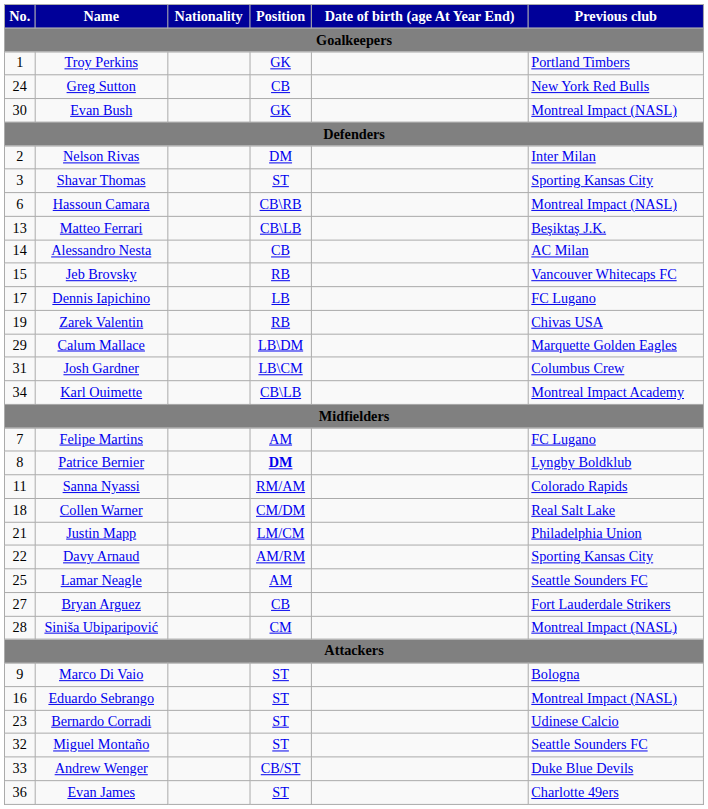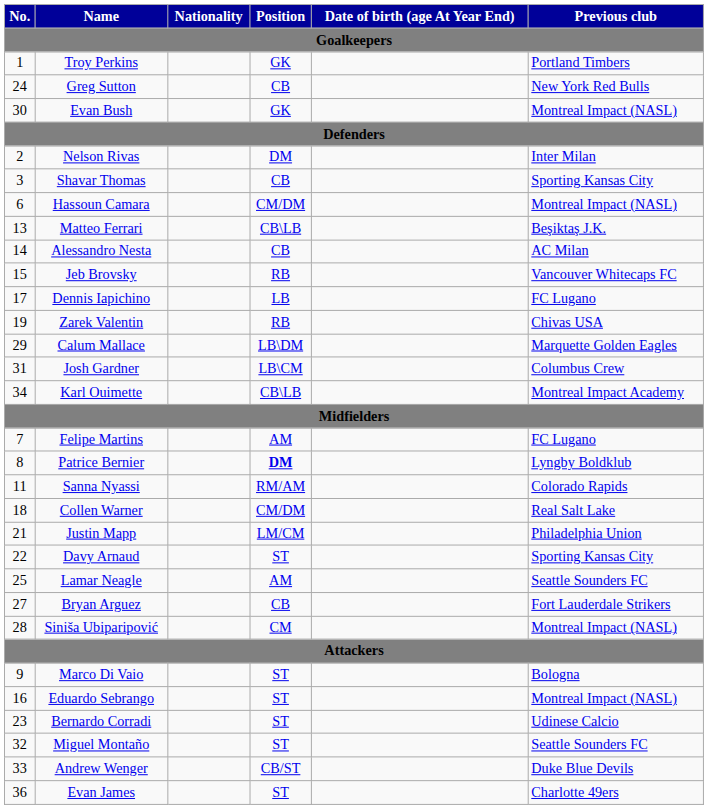(281, 181) ST -> (281, 181) CB
(281, 204) CB\RB -> (281, 204) CM/DM
(281, 557) AM/RM -> (281, 557) ST
